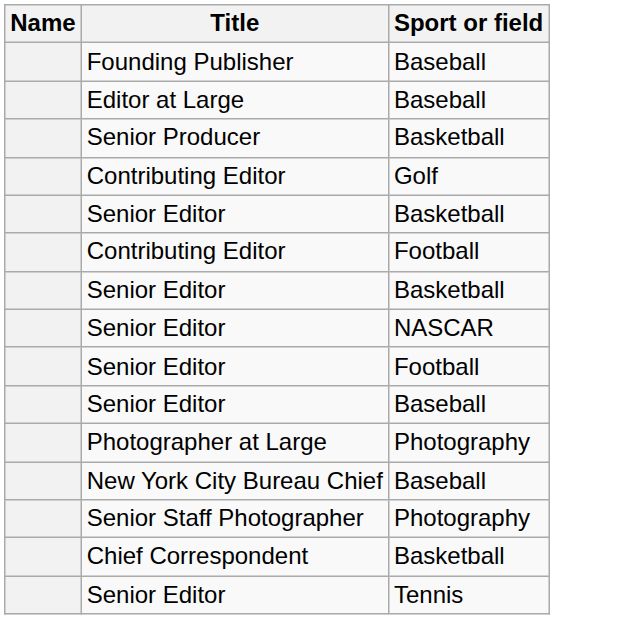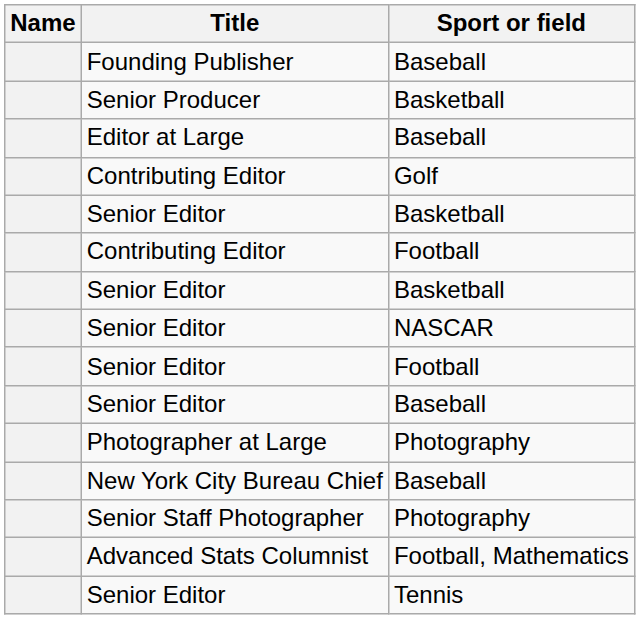rows swapped: (165, 99) <-> (173, 137)
+ row: (227, 556)
- row: (197, 556)
